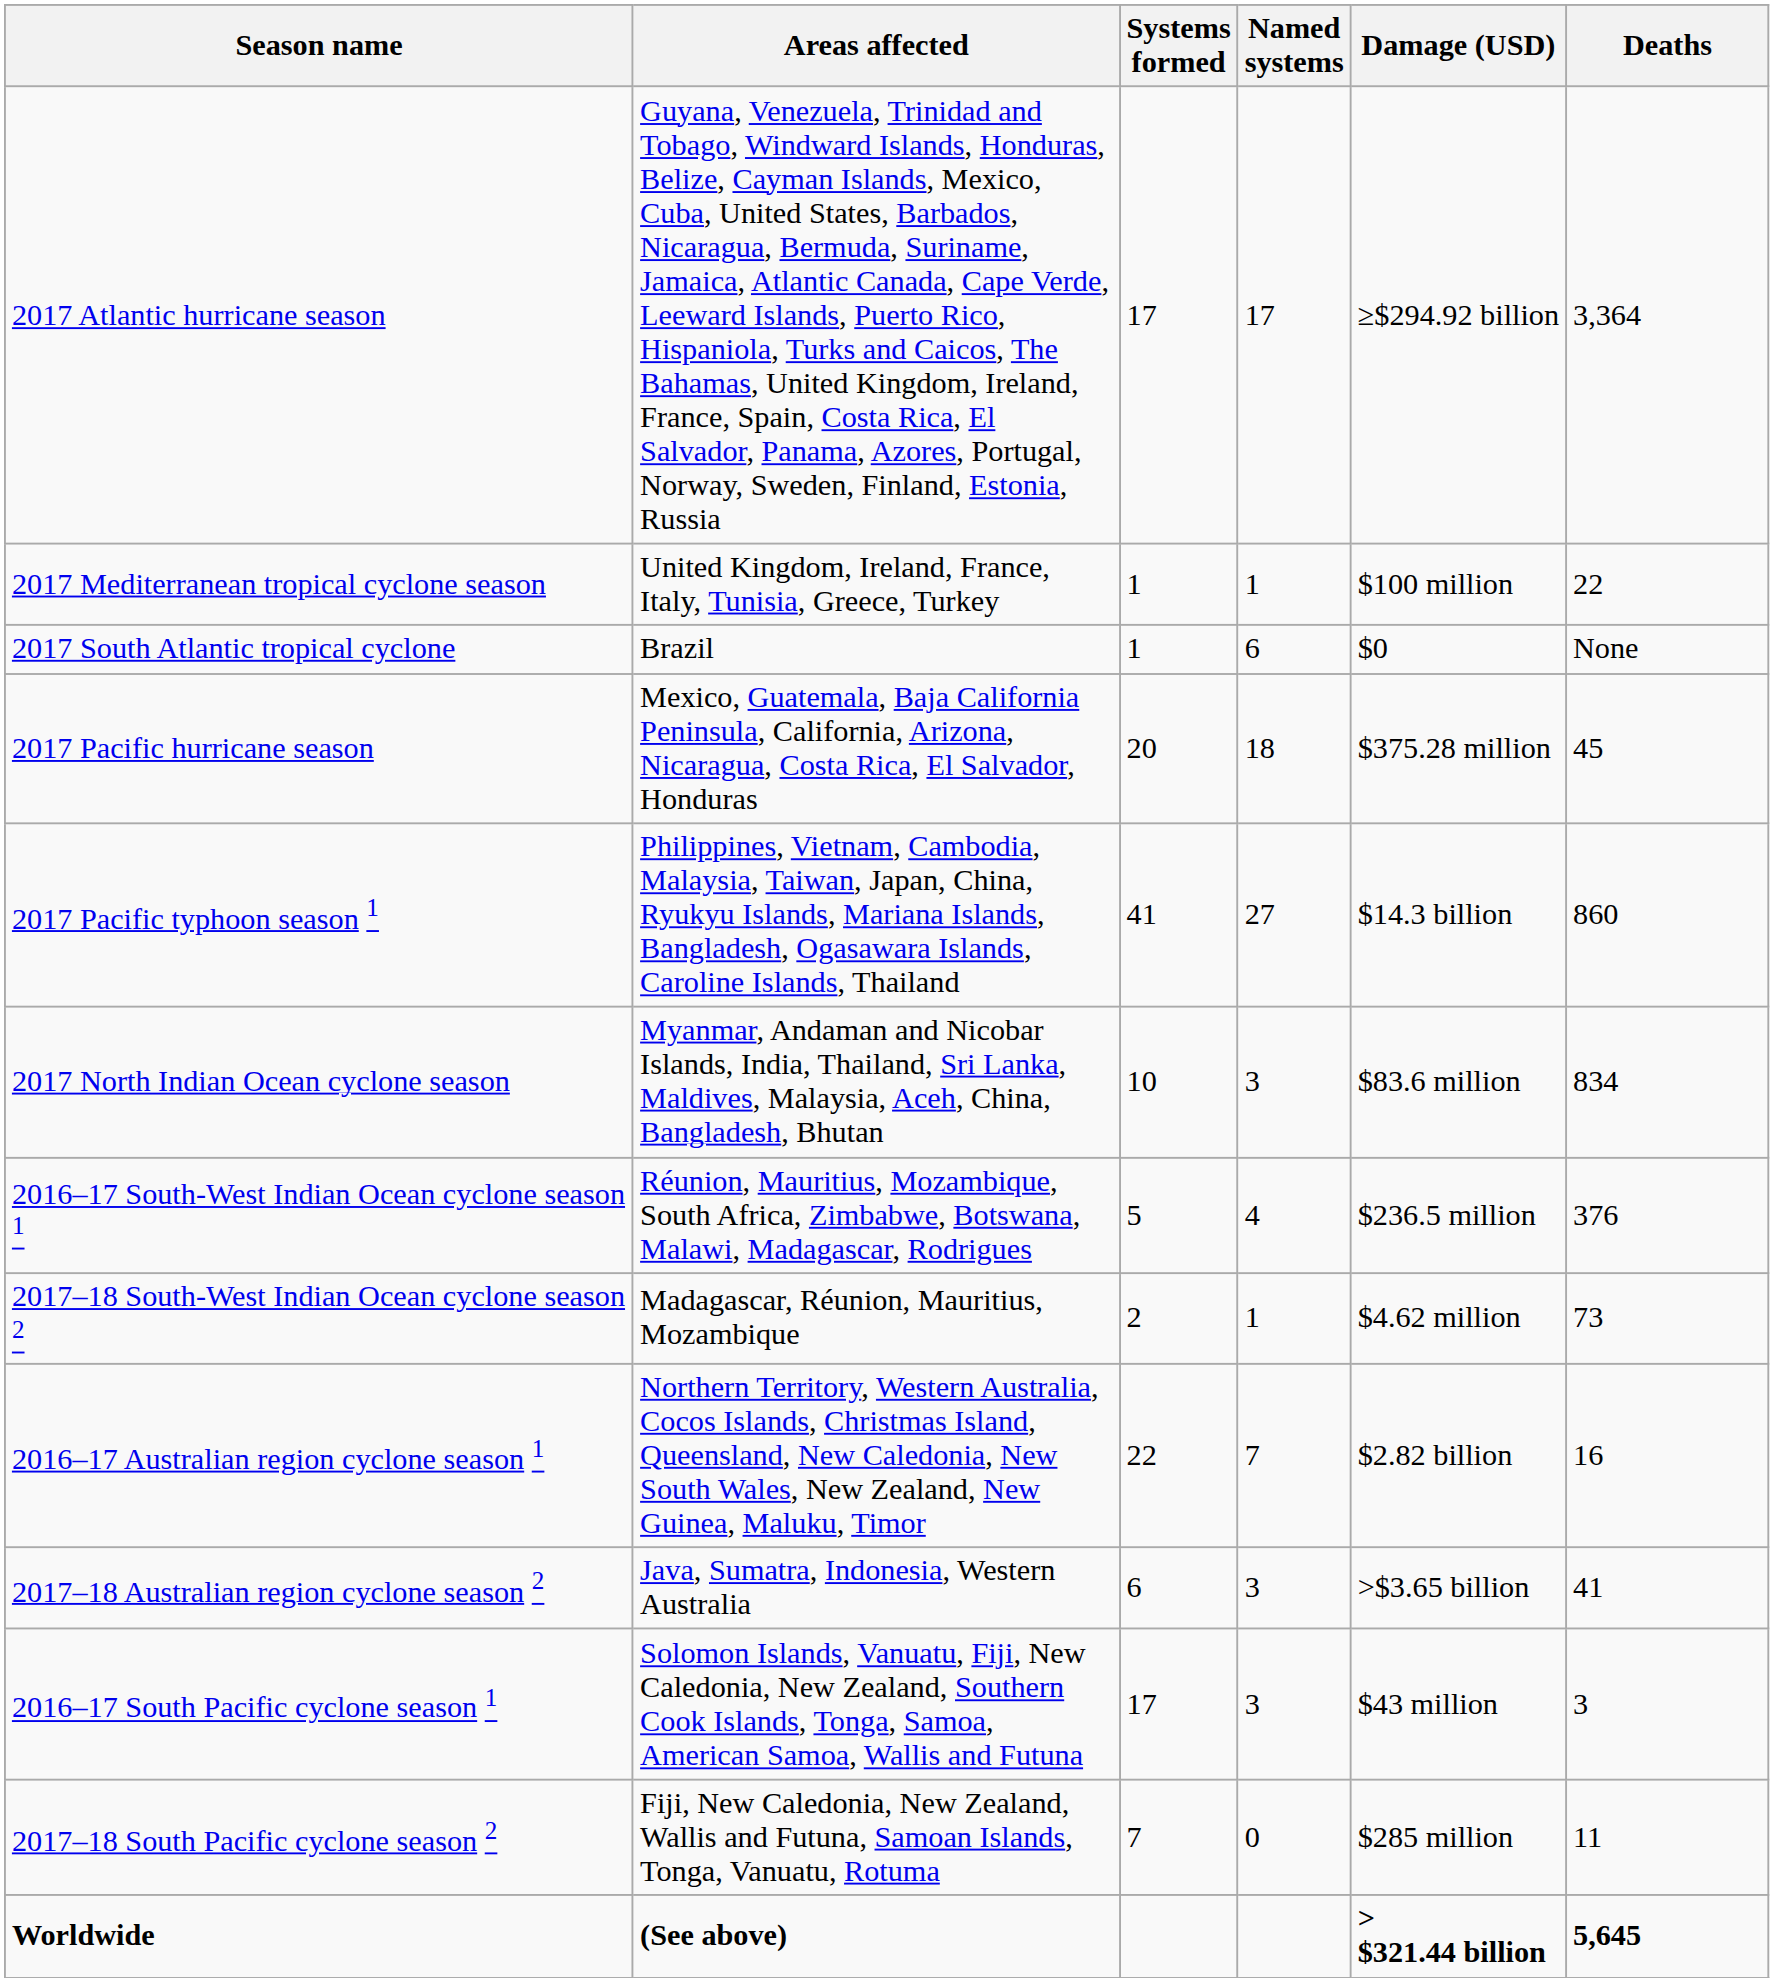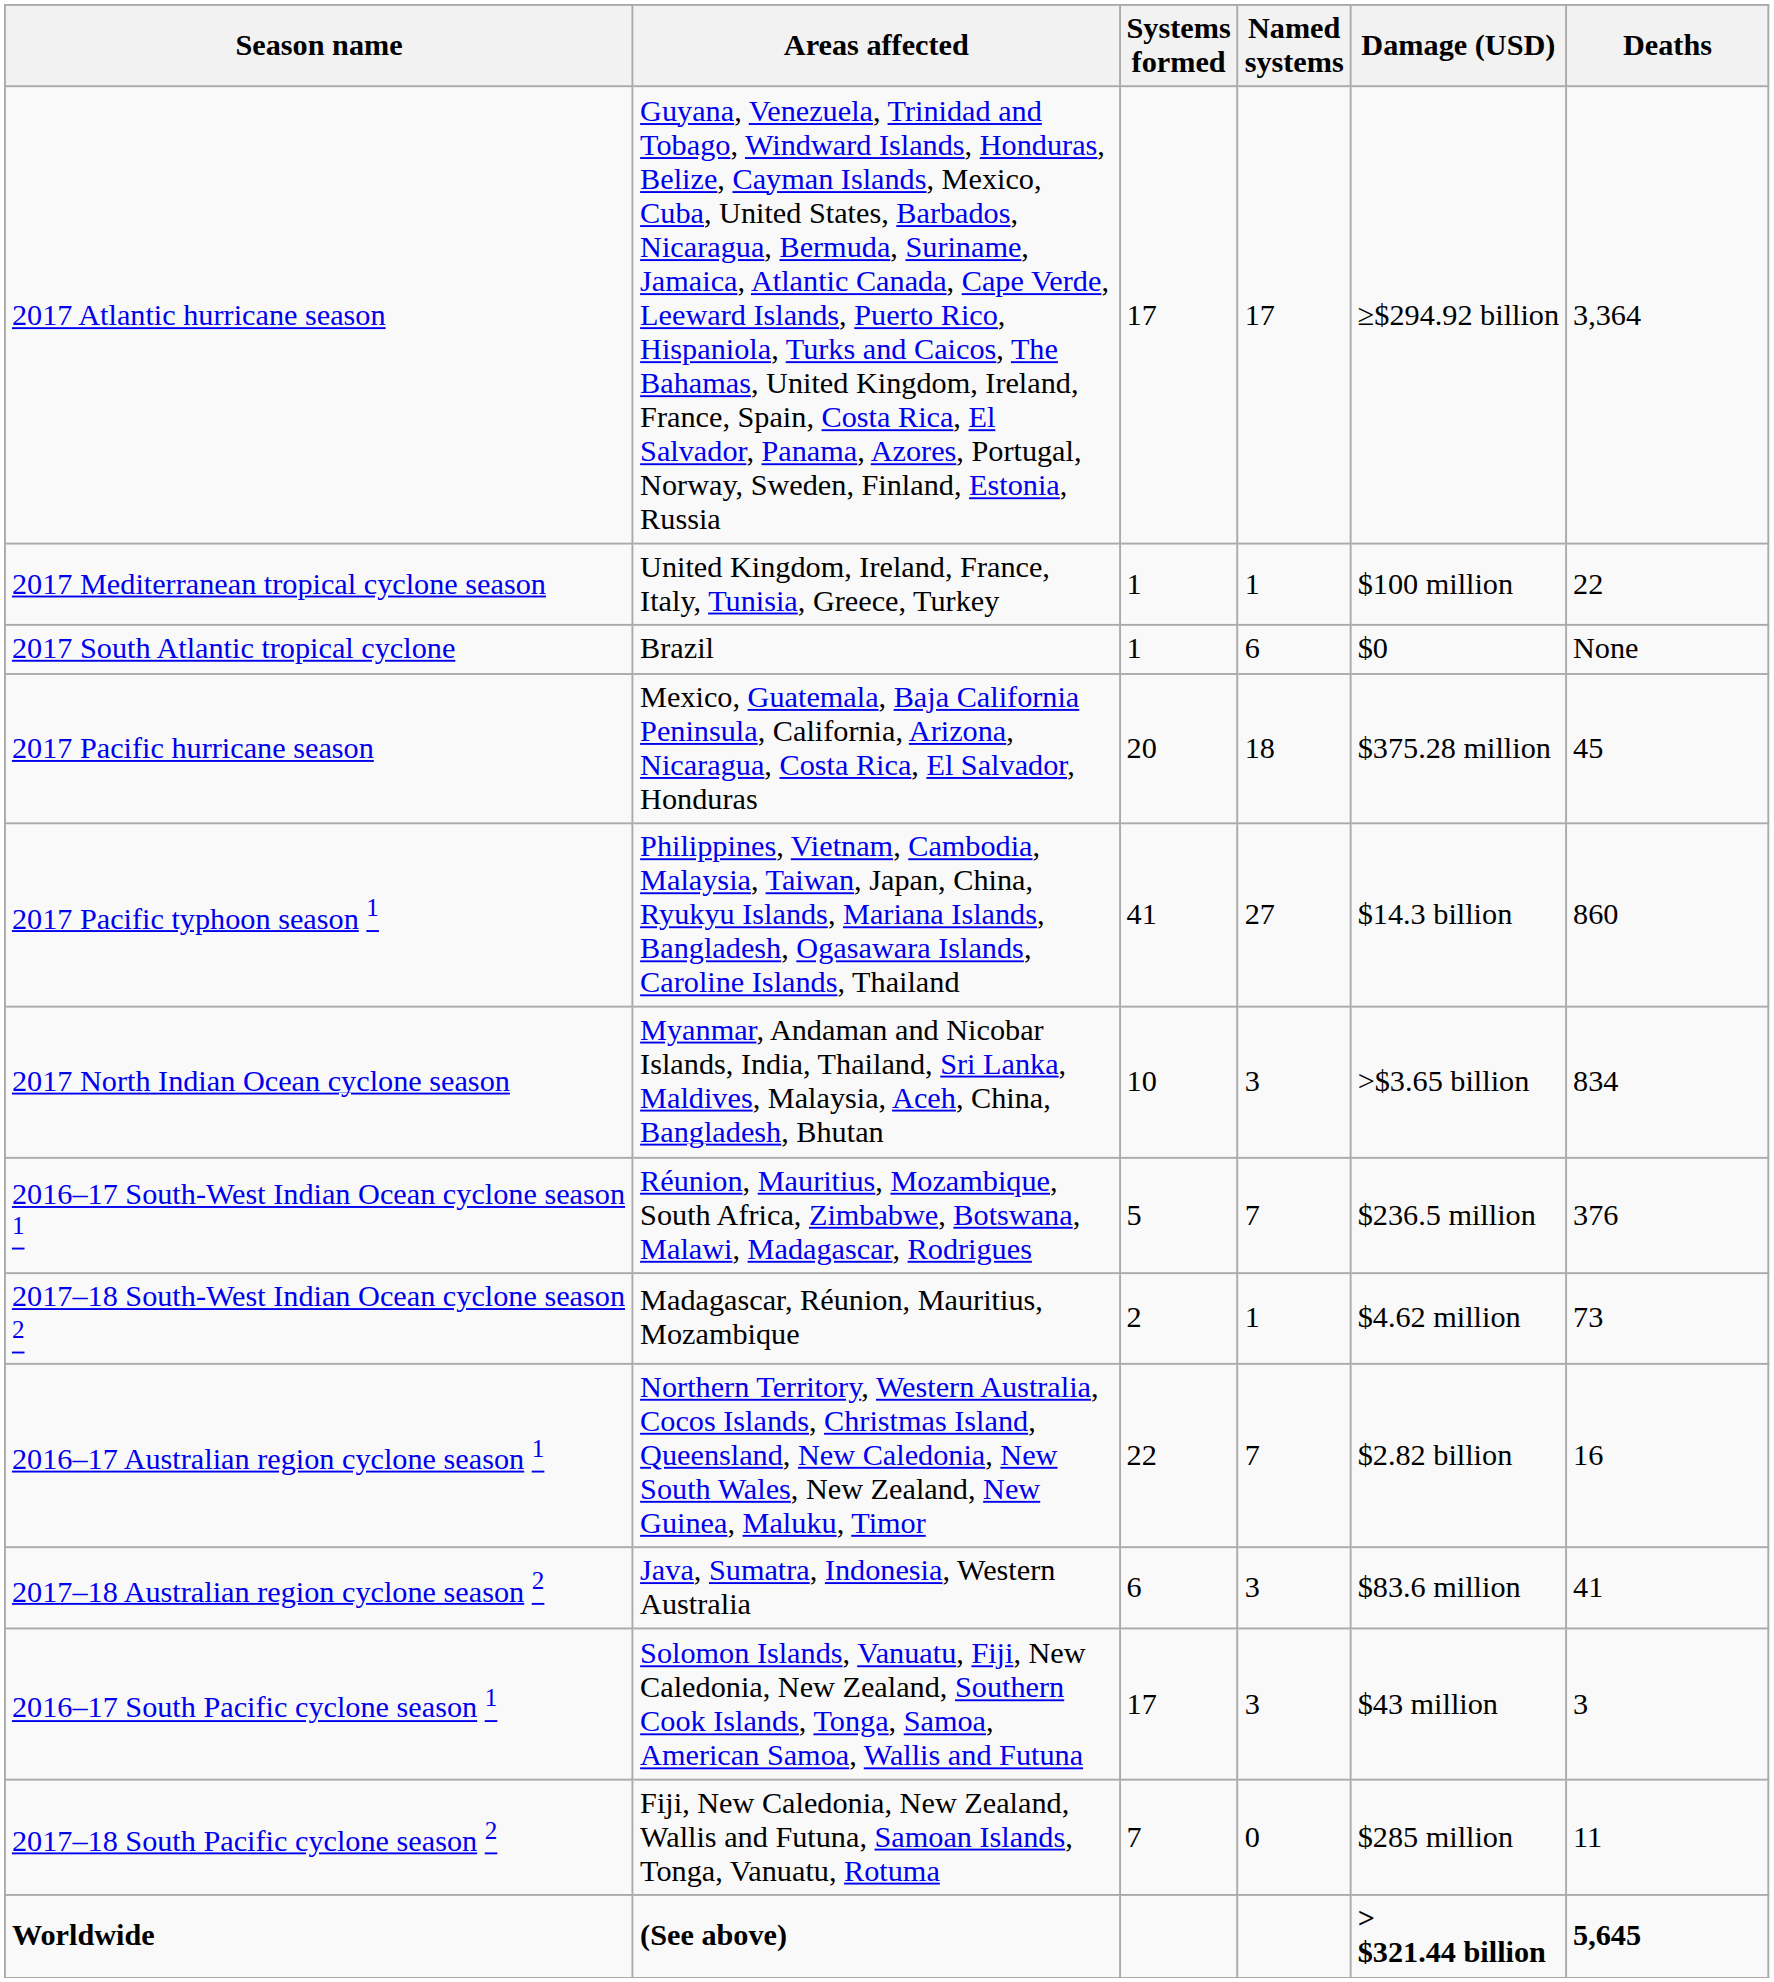(1439, 1081) $83.6 million -> (1444, 1081) >$3.65 billion
(1252, 1214) 4 -> (1252, 1214) 7
(1444, 1587) >$3.65 billion -> (1439, 1587) $83.6 million
